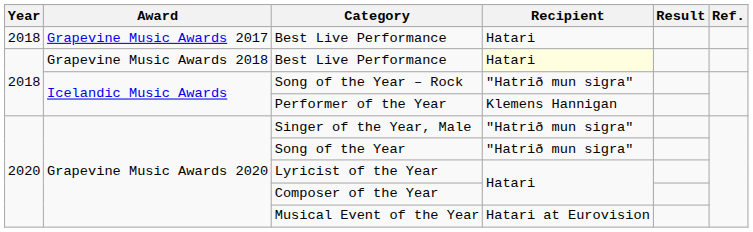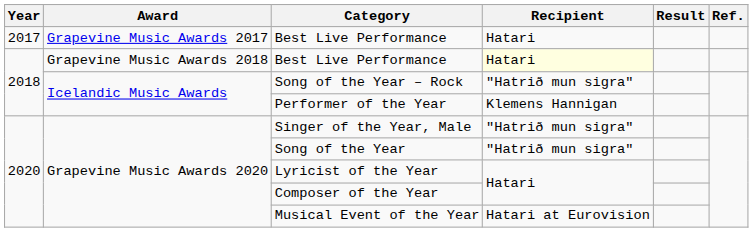(24, 38) 2018 -> (24, 38) 2017
